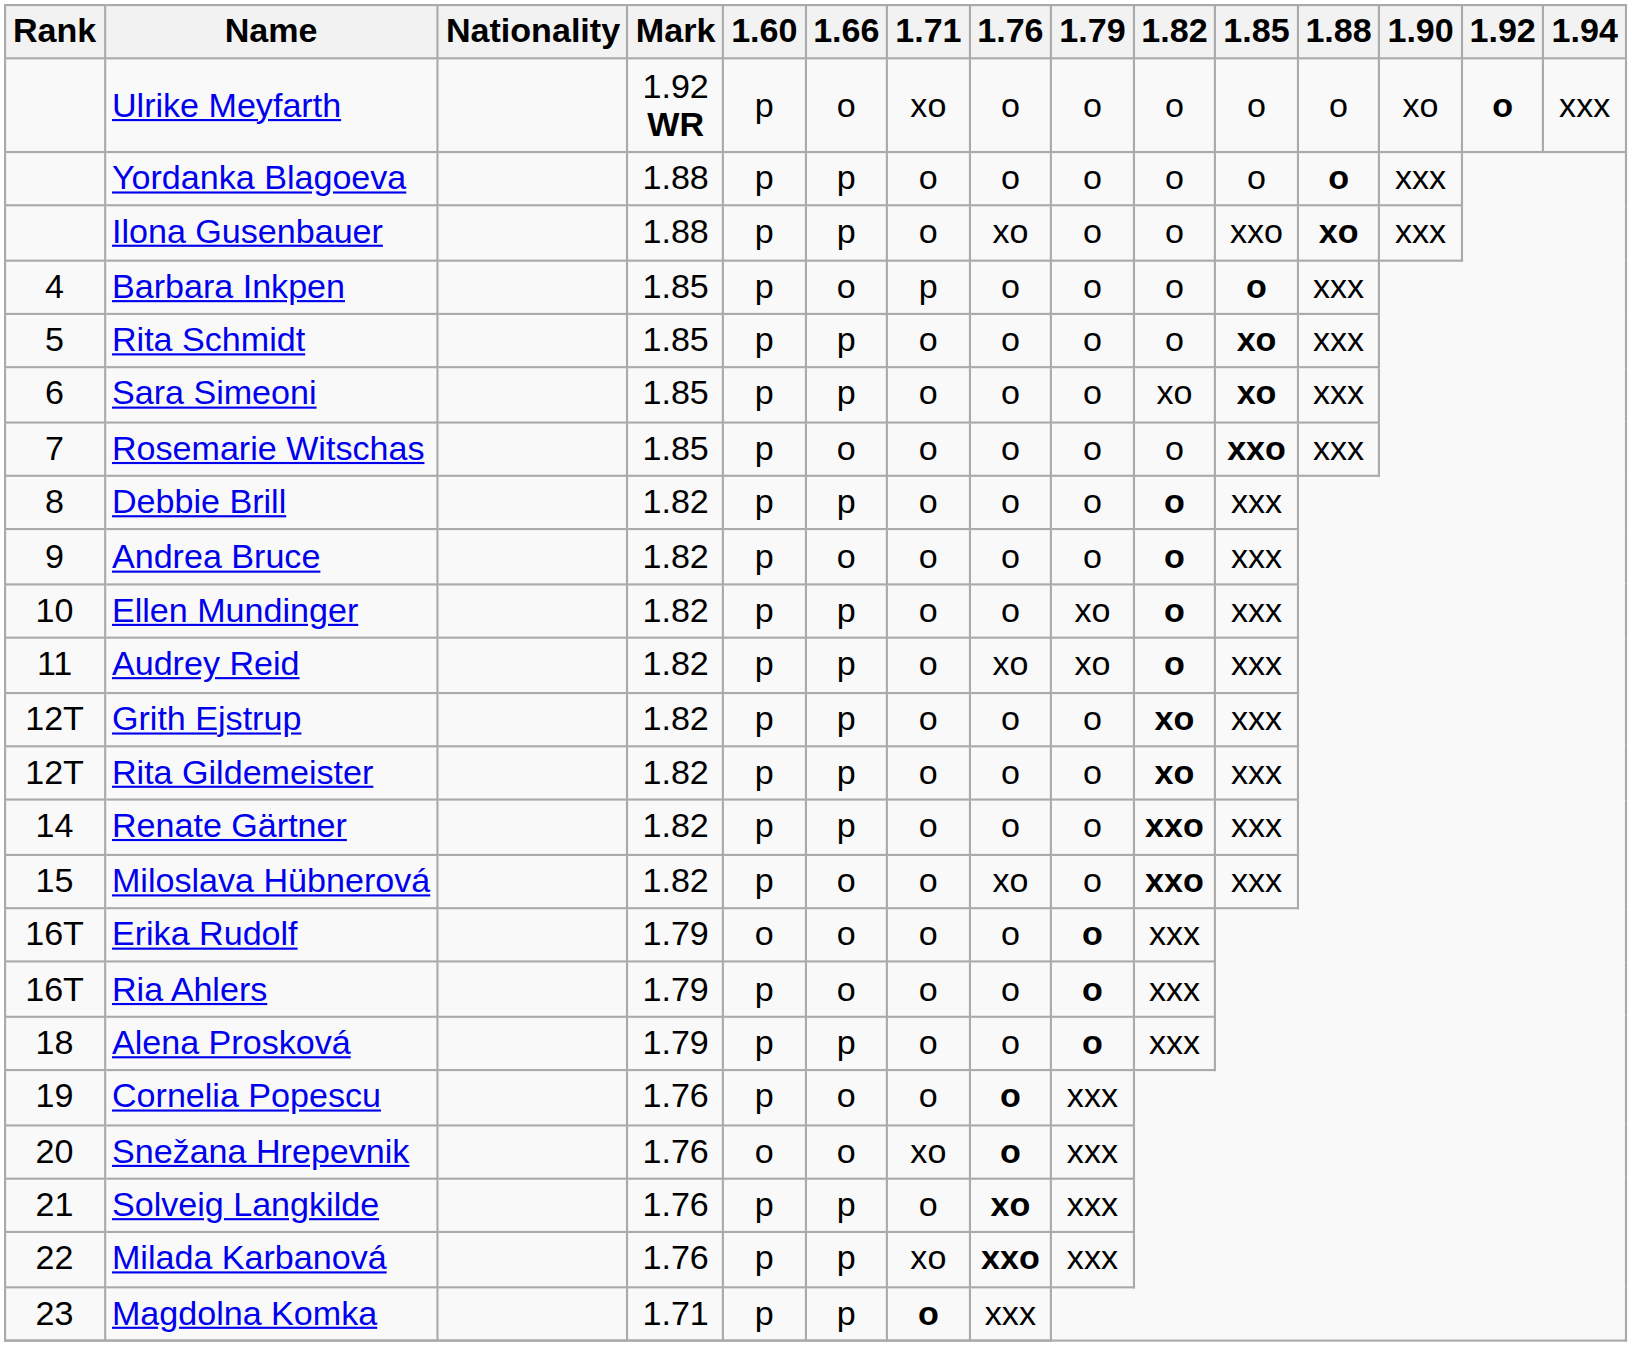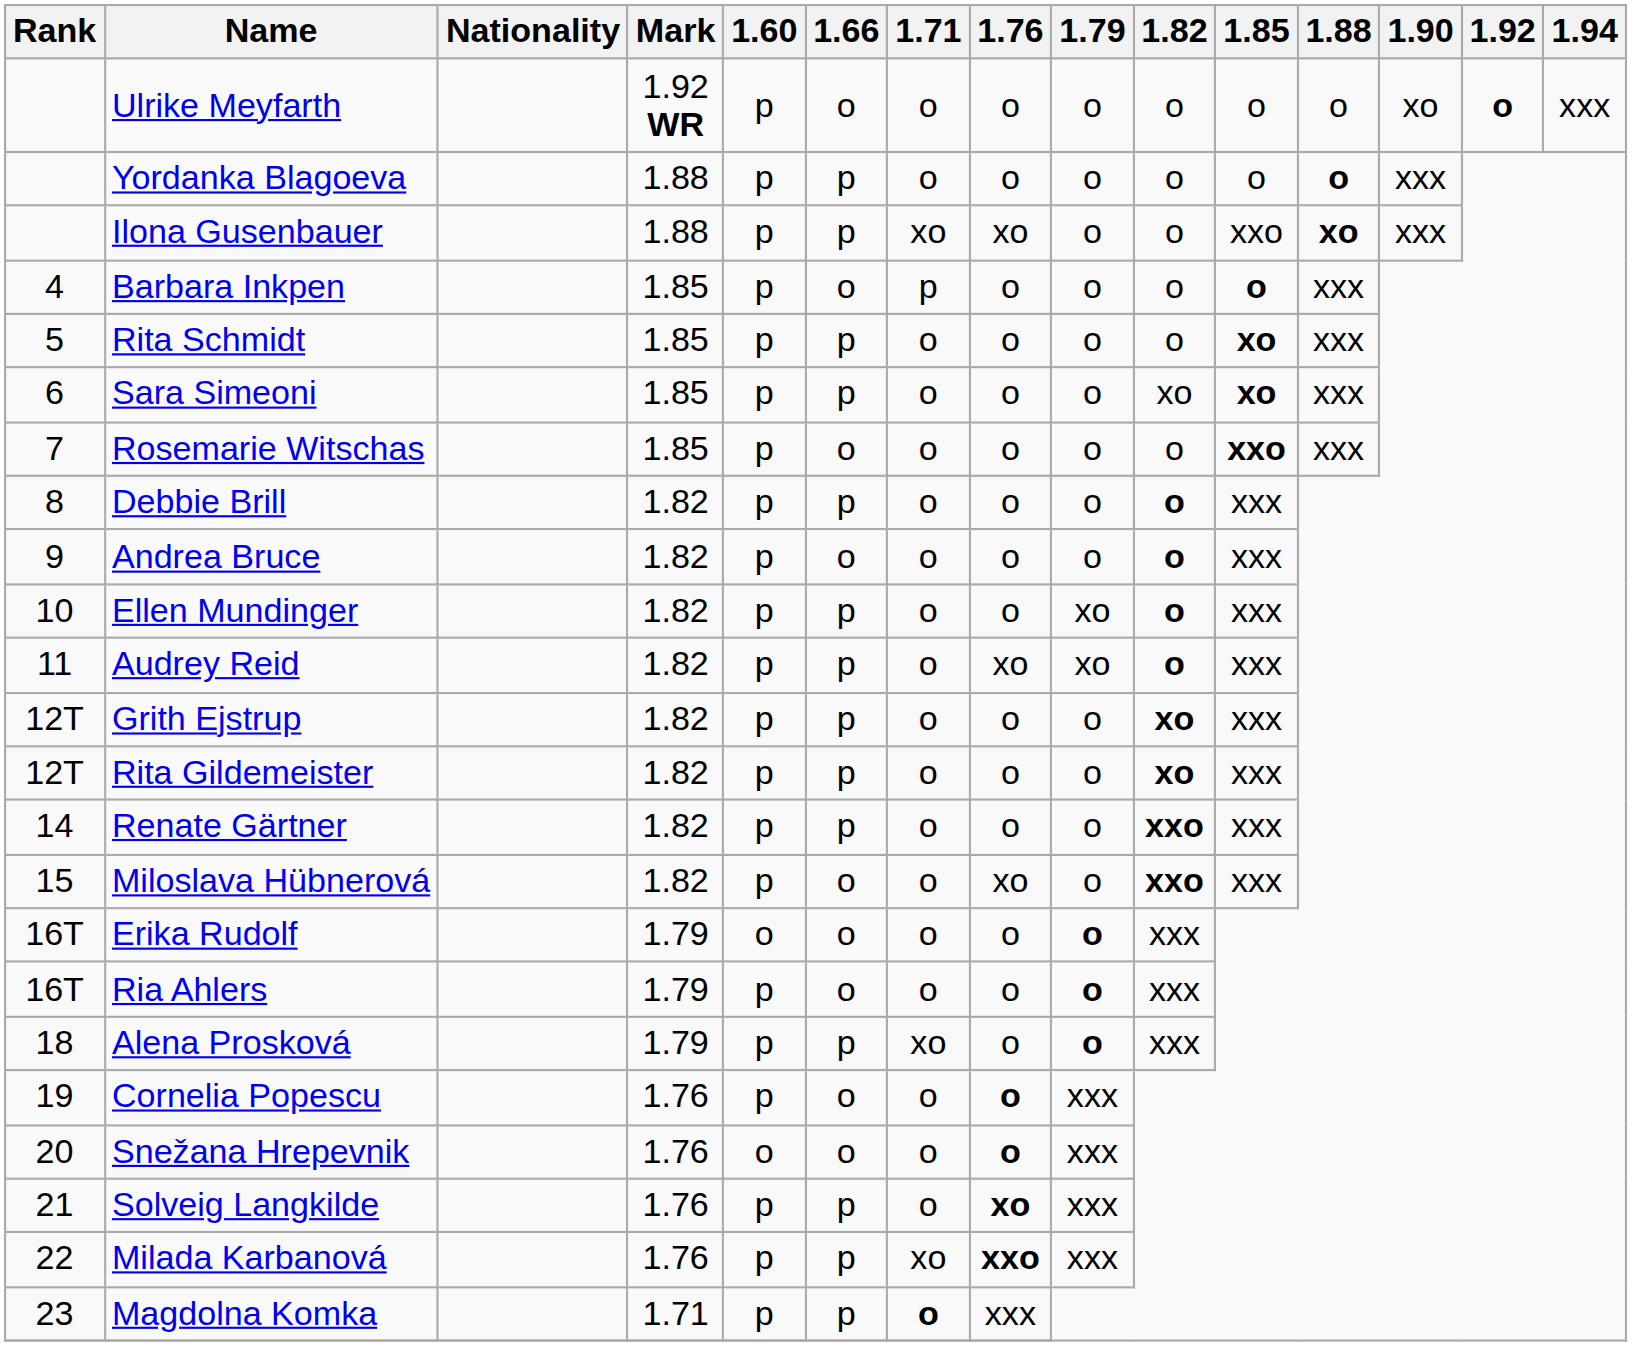(928, 104) xo -> (928, 104) o
(928, 232) o -> (928, 232) xo
(928, 1042) o -> (928, 1042) xo
(928, 1150) xo -> (928, 1150) o
